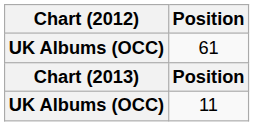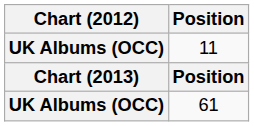rows swapped: (209, 105) <-> (209, 47)
